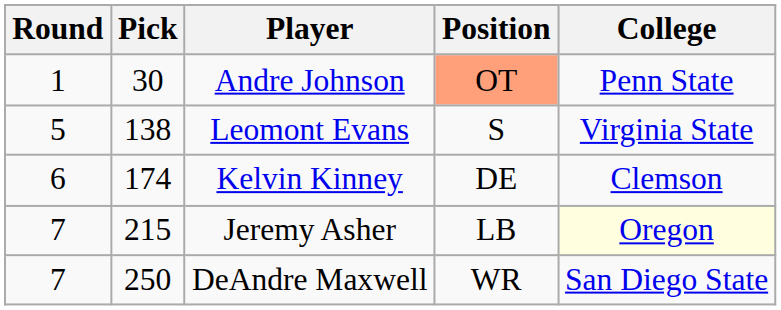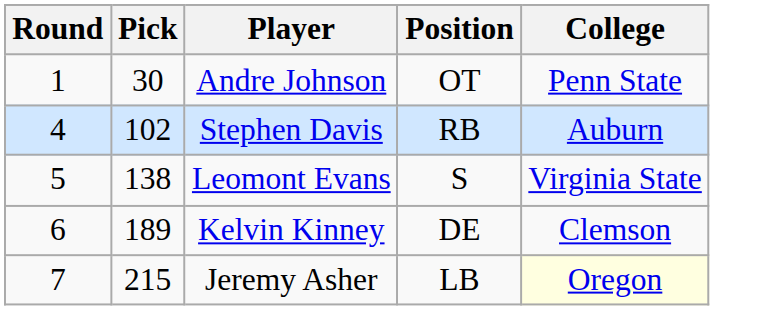(496, 79) lightsalmon background -> (459, 79) no background
+ row: (291, 129)
(148, 179) 174 -> (148, 229) 189
- row: (310, 279)
